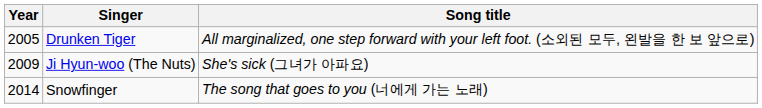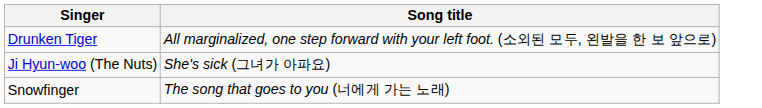- column: (24, 15)
